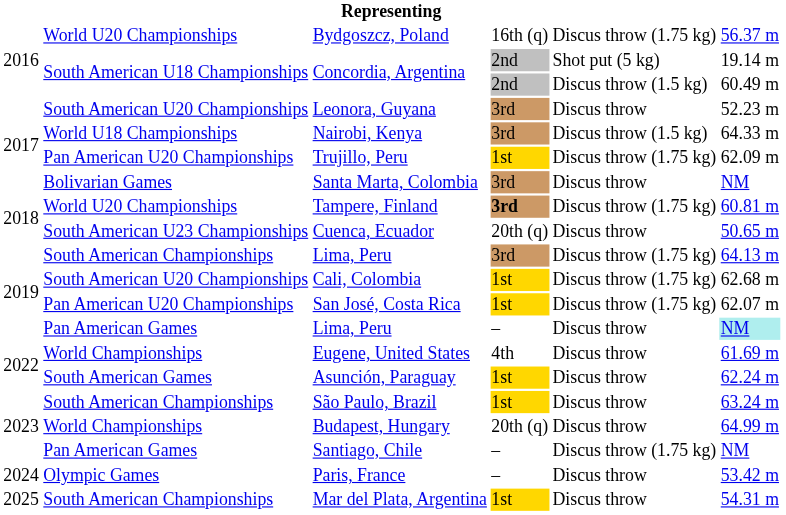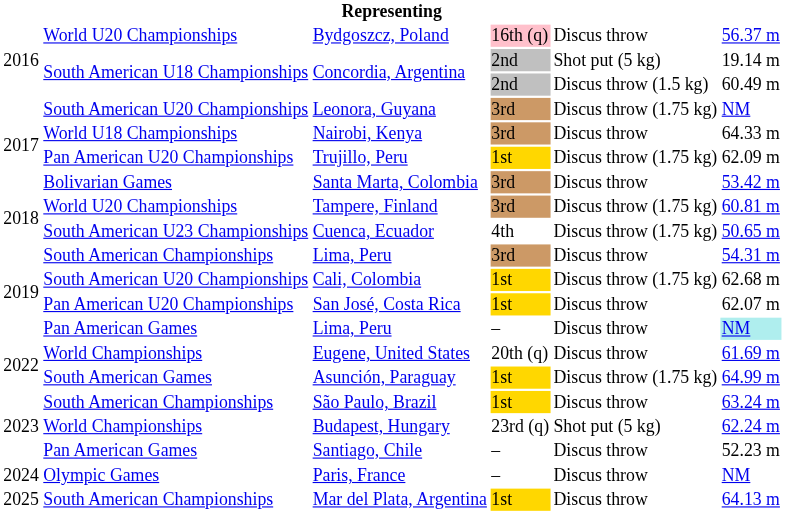(520, 35) no background -> (520, 35) pink background
(634, 35) Discus throw (1.75 kg) -> (601, 35) Discus throw
(600, 108) Discus throw -> (635, 108) Discus throw (1.75 kg)
(750, 108) 52.23 m -> (736, 108) NM
(630, 133) Discus throw (1.5 kg) -> (601, 133) Discus throw
(735, 182) NM -> (751, 182) 53.42 m
(505, 206) bold -> (503, 206) normal
(520, 231) 20th (q) -> (503, 231) 4th
(600, 231) Discus throw -> (635, 231) Discus throw (1.75 kg)
(634, 255) Discus throw (1.75 kg) -> (601, 255) Discus throw
(750, 255) 64.13 m -> (751, 255) 54.31 m
(634, 304) Discus throw (1.75 kg) -> (601, 304) Discus throw
(503, 353) 4th -> (520, 353) 20th (q)
(600, 377) Discus throw -> (635, 377) Discus throw (1.75 kg)
(750, 377) 62.24 m -> (751, 377) 64.99 m
(520, 426) 20th (q) -> (520, 426) 23rd (q)
(600, 426) Discus throw -> (607, 426) Shot put (5 kg)
(750, 426) 64.99 m -> (751, 426) 62.24 m
(634, 450) Discus throw (1.75 kg) -> (601, 450) Discus throw
(735, 450) NM -> (751, 450) 52.23 m
(750, 475) 53.42 m -> (736, 475) NM
(750, 499) 54.31 m -> (751, 499) 64.13 m
